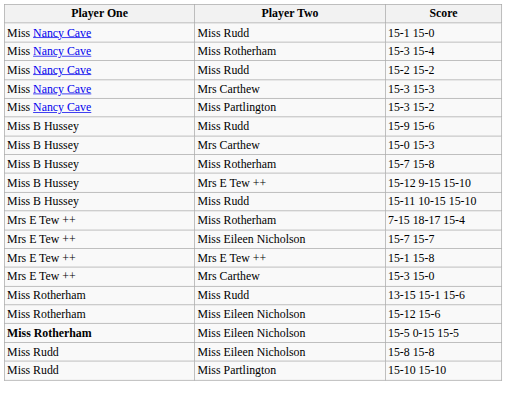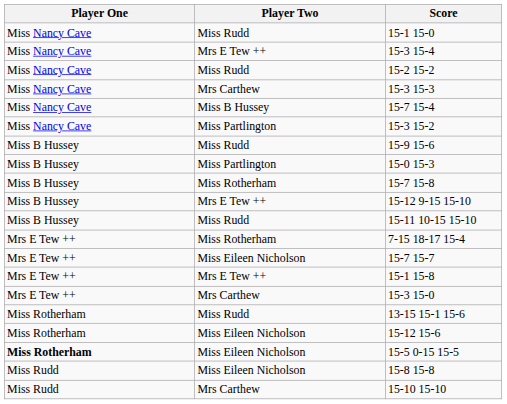(237, 51) Miss Rotherham -> (232, 51) Mrs E Tew ++
+ row: (411, 107)
(229, 145) Mrs Carthew -> (237, 164) Miss Partlington
(237, 370) Miss Partlington -> (229, 389) Mrs Carthew
